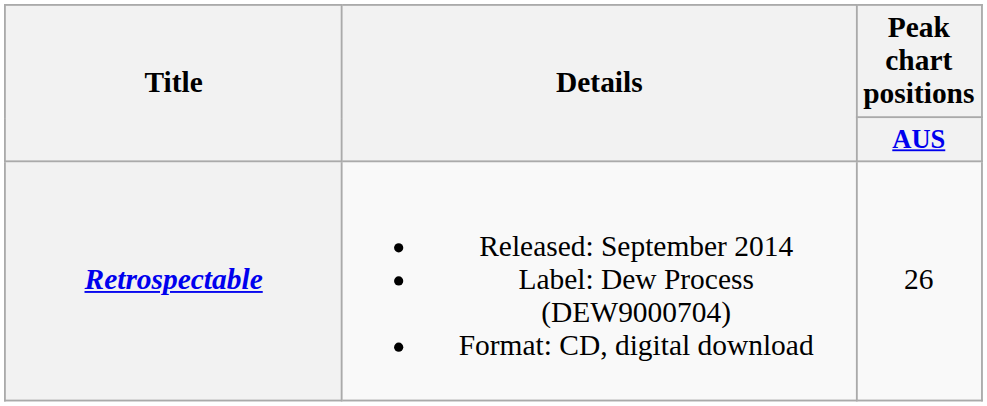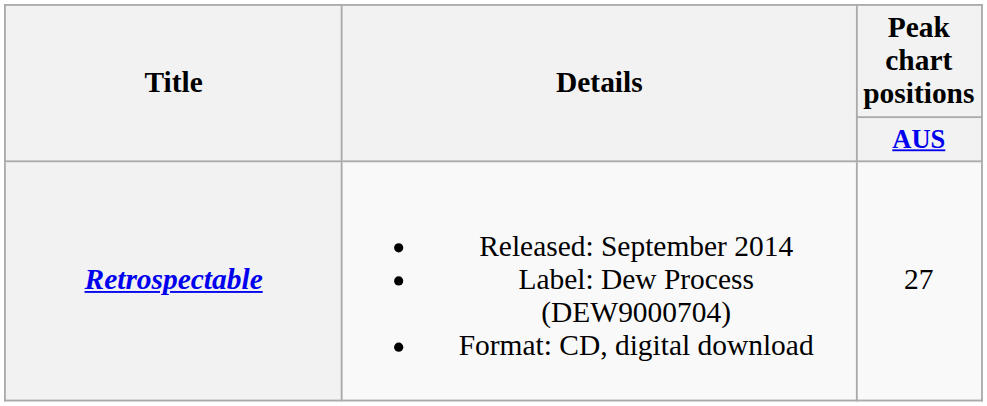(919, 280) 26 -> (919, 280) 27
